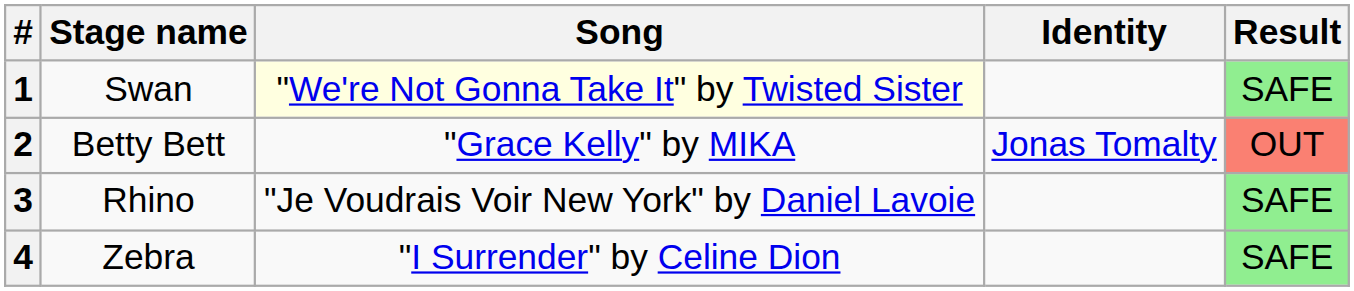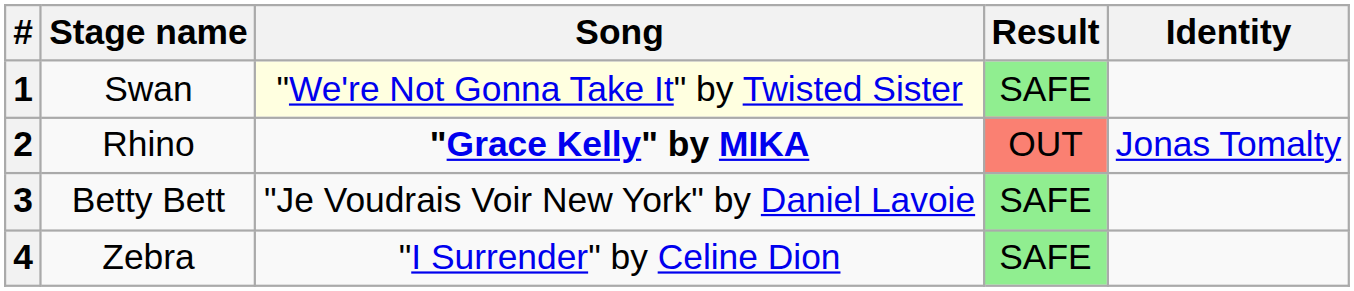columns swapped: (1104, 32) <-> (1287, 32)
(148, 144) Betty Bett -> (148, 144) Rhino
(620, 144) normal -> (620, 144) bold
(148, 200) Rhino -> (148, 200) Betty Bett
